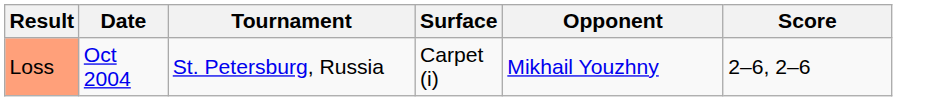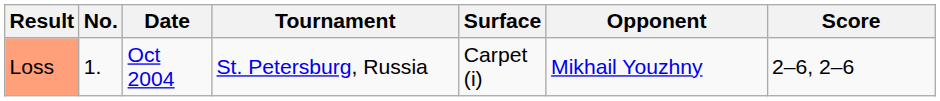+ column: (101, 21)
